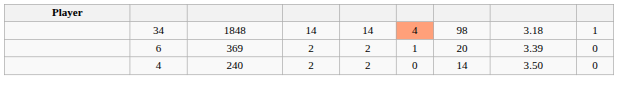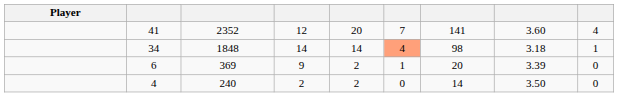+ row: (154, 30)
(311, 48) 2 -> (302, 65) 9
